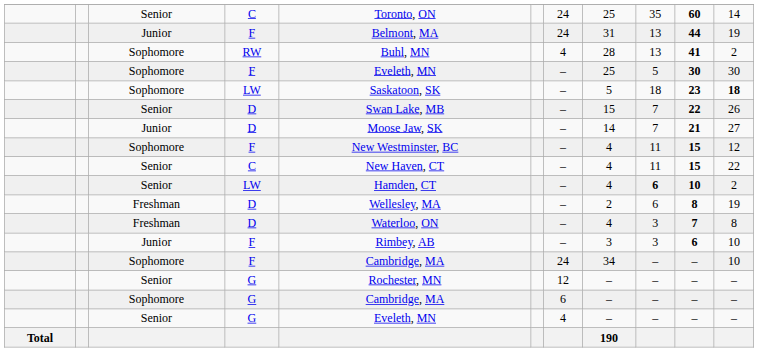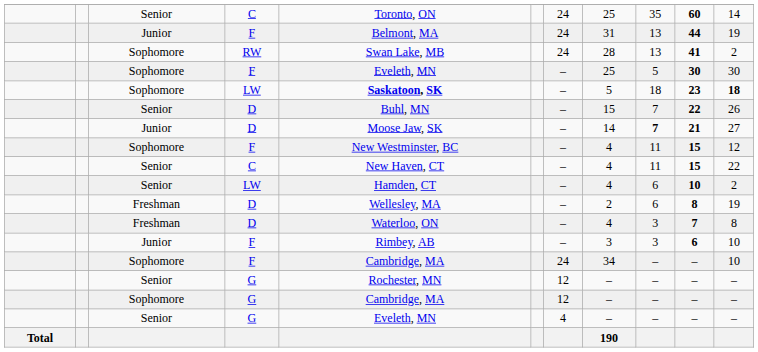(405, 52) Buhl, MN -> (405, 52) Swan Lake, MB
(563, 52) 4 -> (563, 52) 24
(405, 90) normal -> (405, 90) bold
(405, 109) Swan Lake, MB -> (405, 109) Buhl, MN
(655, 128) normal -> (655, 128) bold
(655, 185) bold -> (655, 185) normal
(563, 299) 6 -> (563, 299) 12
